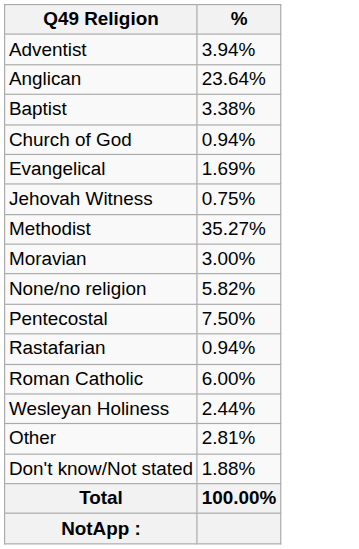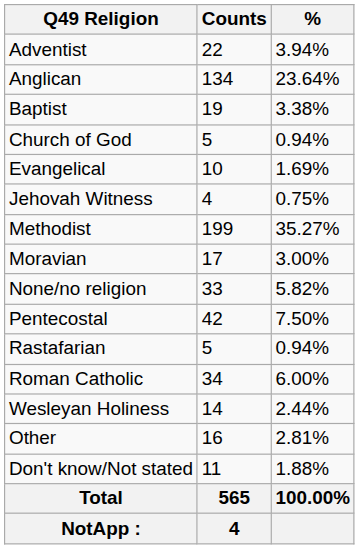+ column: (234, 19)
